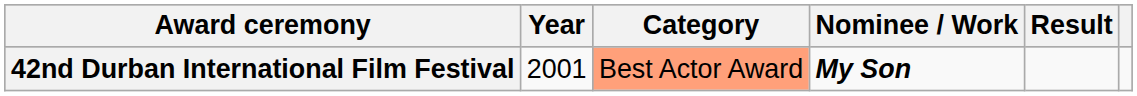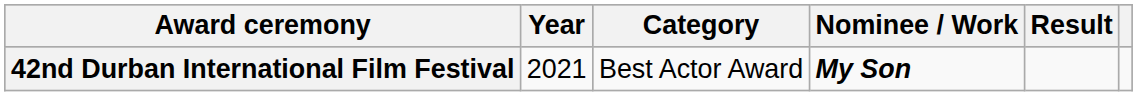(557, 68) 2001 -> (557, 68) 2021
(701, 68) lightsalmon background -> (701, 68) no background
